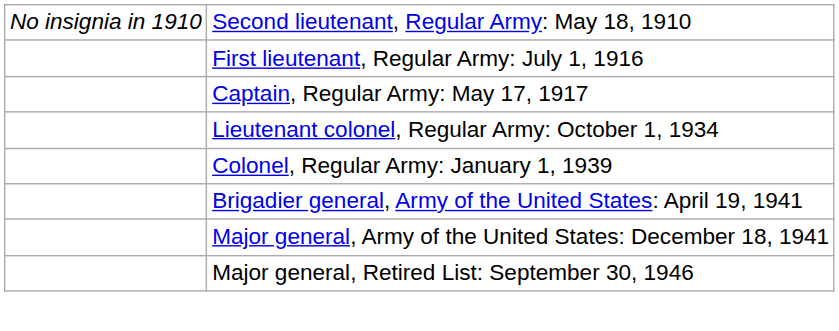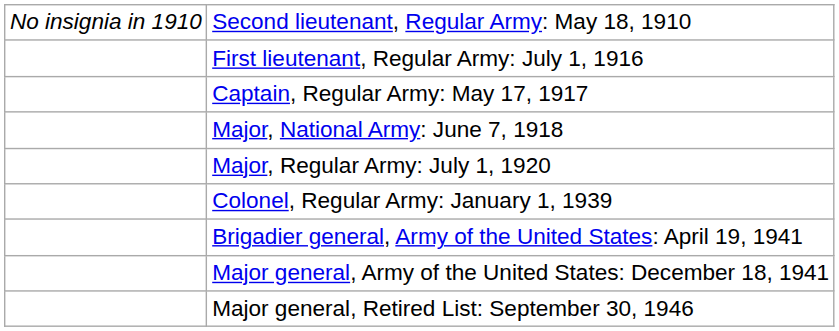+ row: (388, 129)
+ row: (381, 165)
- row: (466, 129)
